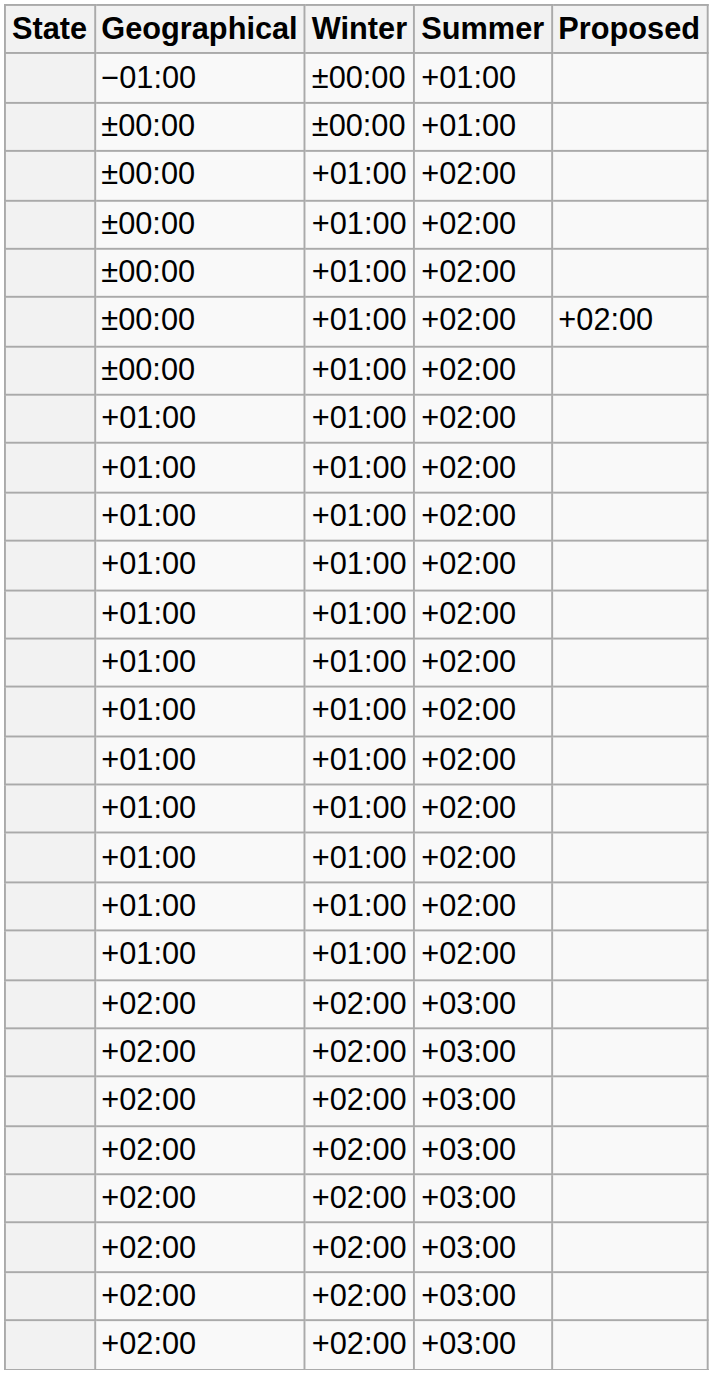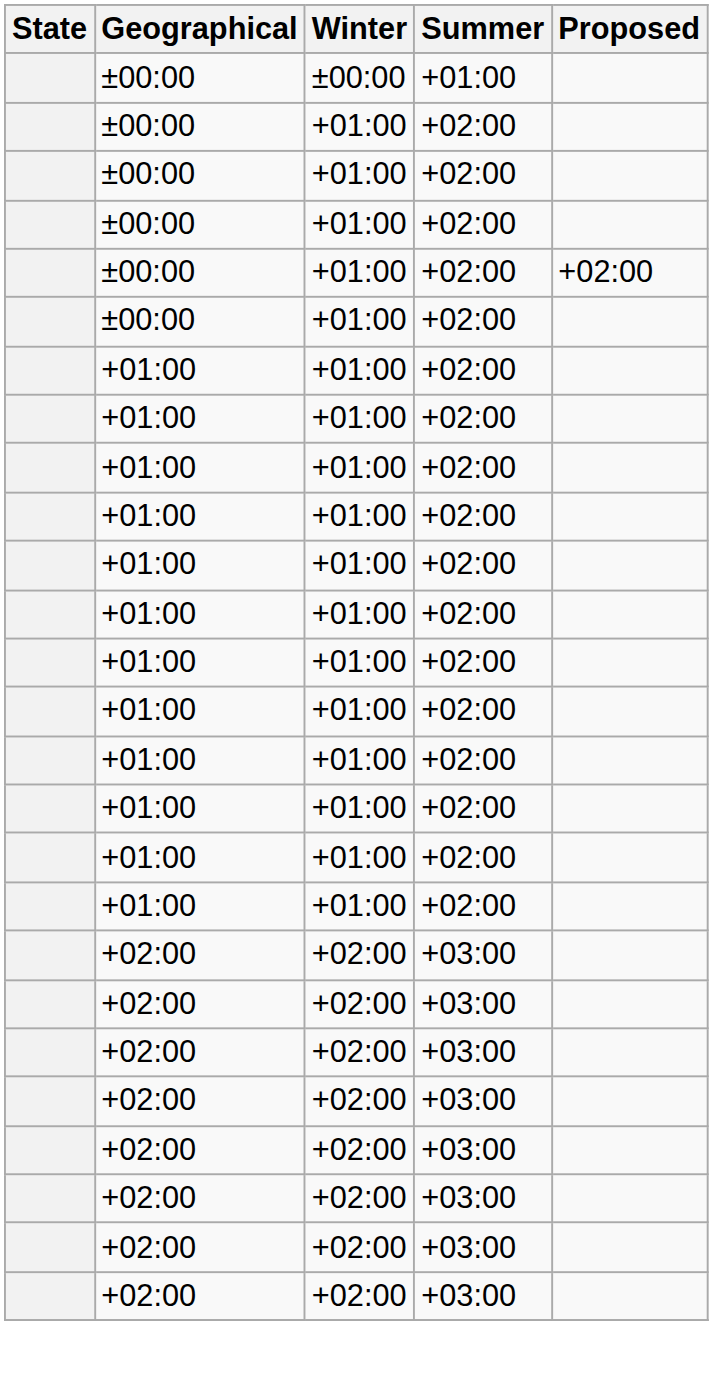- row: (149, 77)
